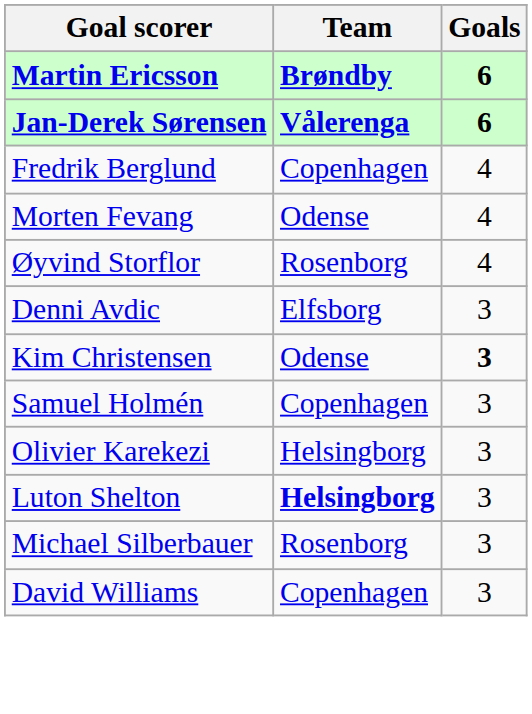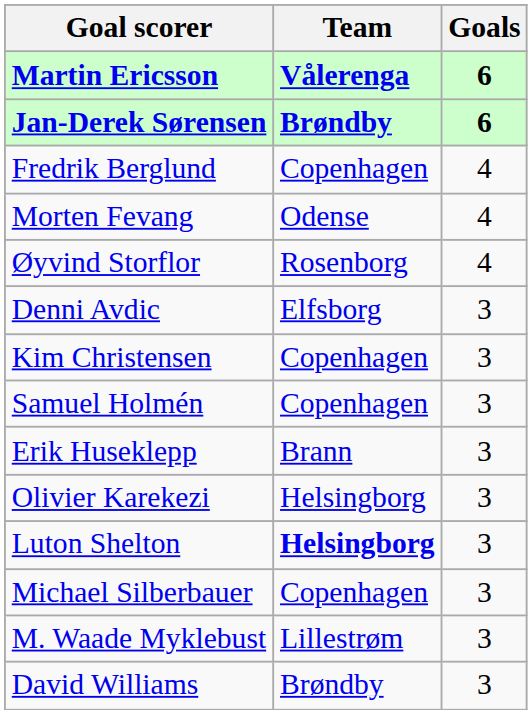(336, 74) Brøndby -> (345, 74) Vålerenga
(345, 121) Vålerenga -> (336, 121) Brøndby
(324, 356) Odense -> (354, 356) Copenhagen
(484, 356) bold -> (484, 356) normal
+ row: (104, 450)
(344, 544) Rosenborg -> (354, 591) Copenhagen
+ row: (139, 638)
(354, 591) Copenhagen -> (332, 685) Brøndby
